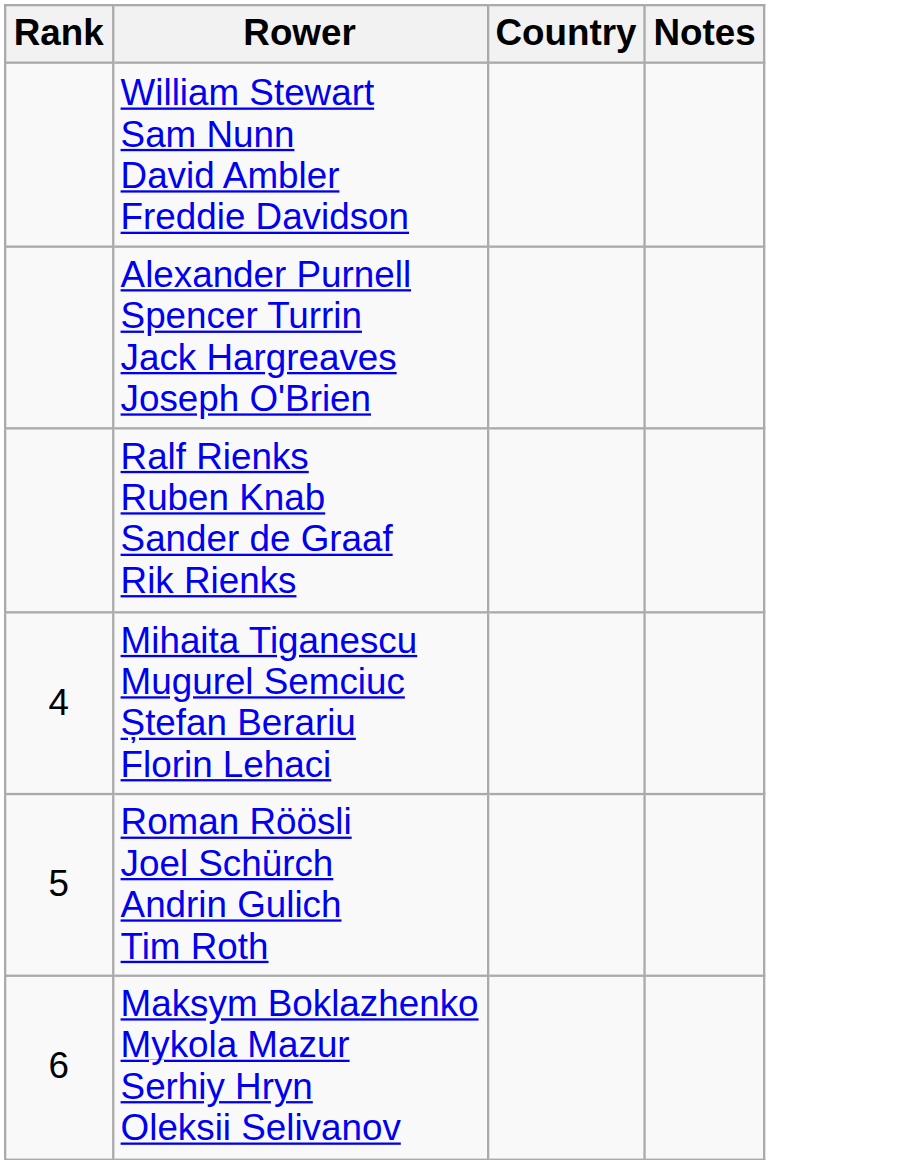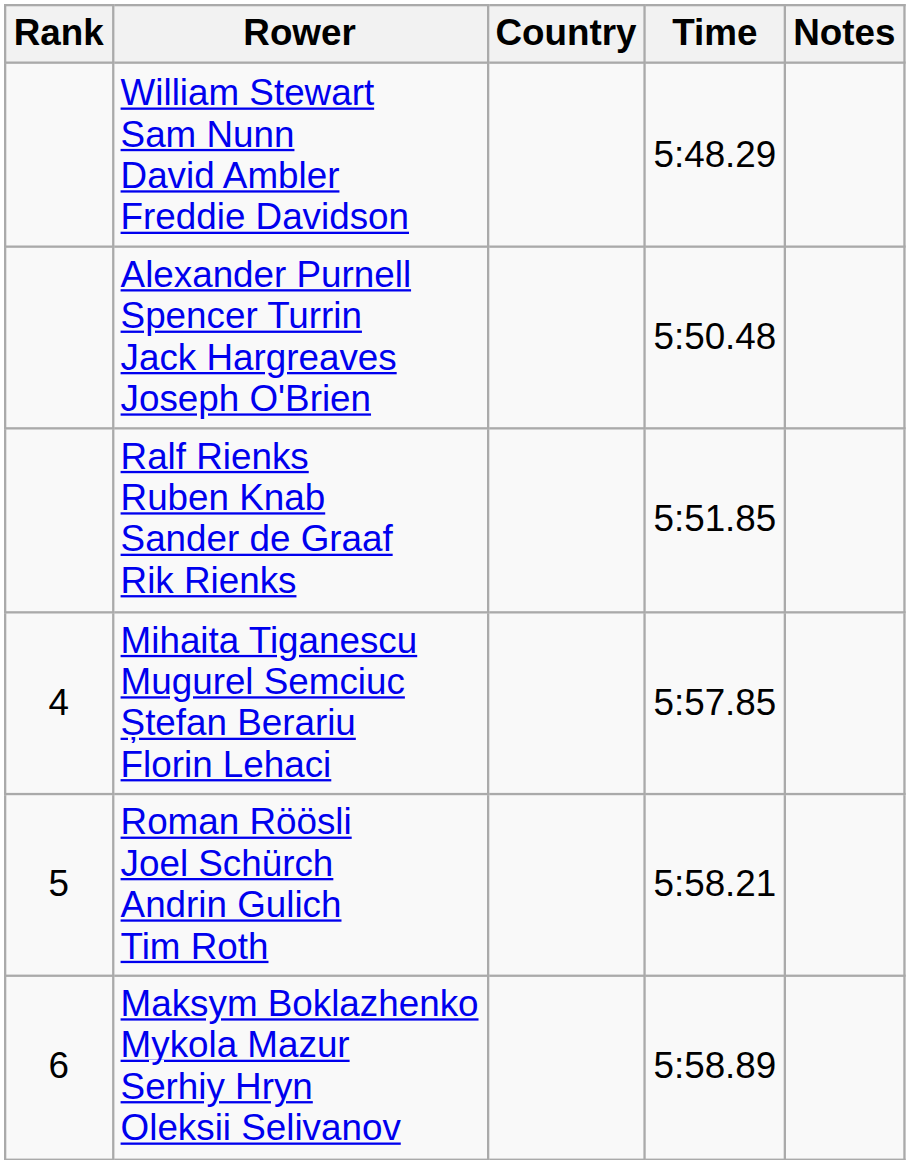+ column: (715, 33)
